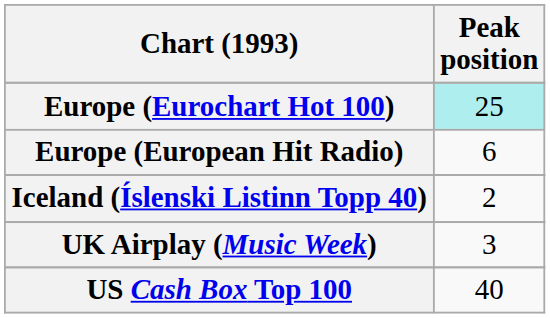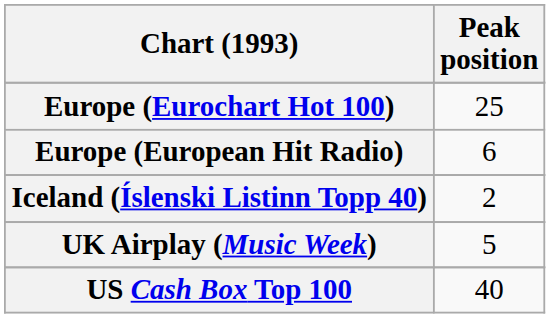(489, 105) paleturquoise background -> (489, 105) no background
(489, 243) 3 -> (489, 243) 5
